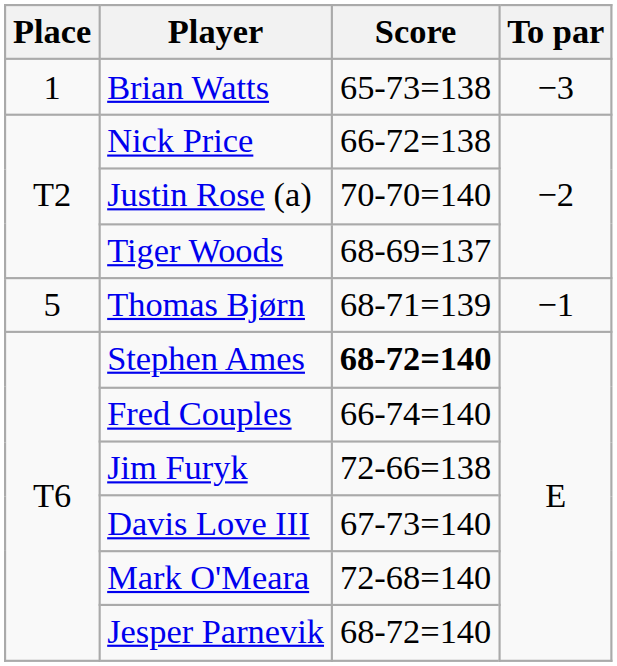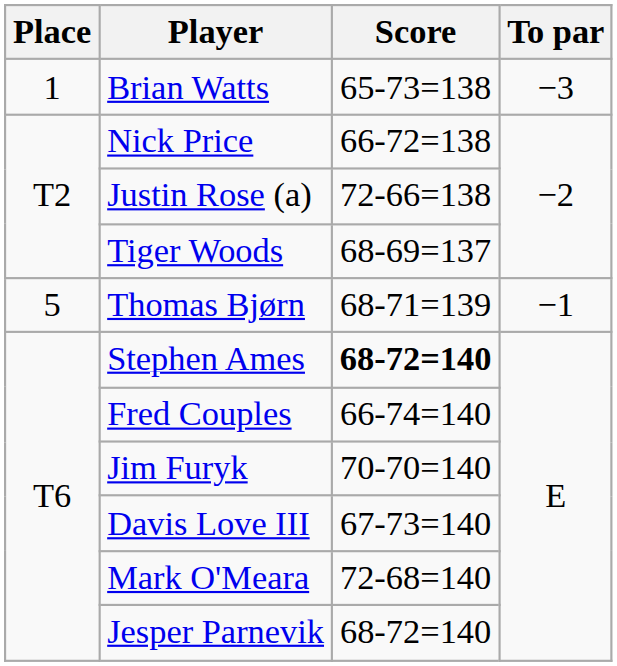(416, 195) 70-70=140 -> (416, 195) 72-66=138
(416, 468) 72-66=138 -> (416, 468) 70-70=140
